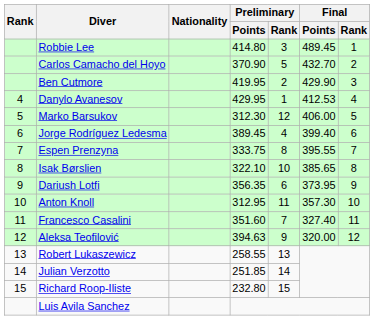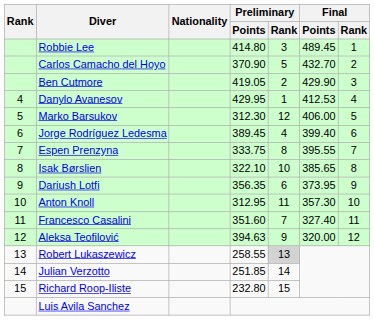(249, 82) 419.95 -> (249, 82) 419.05
(284, 254) no background -> (284, 254) lightgrey background
